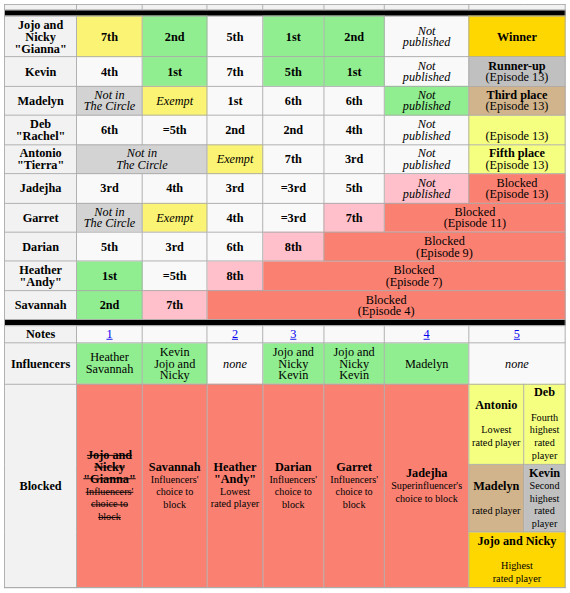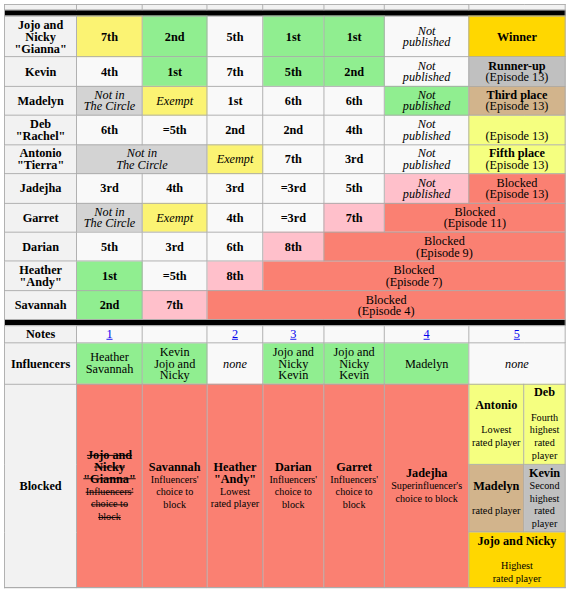(354, 36) 2nd -> (354, 36) 1st
(354, 71) 1st -> (354, 71) 2nd
